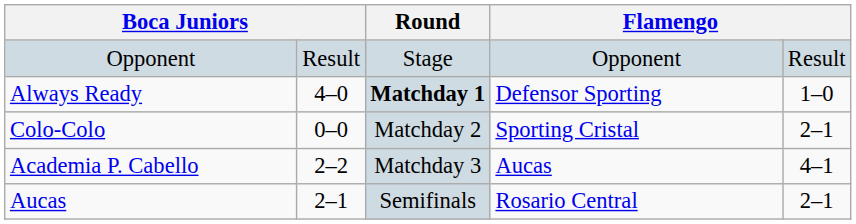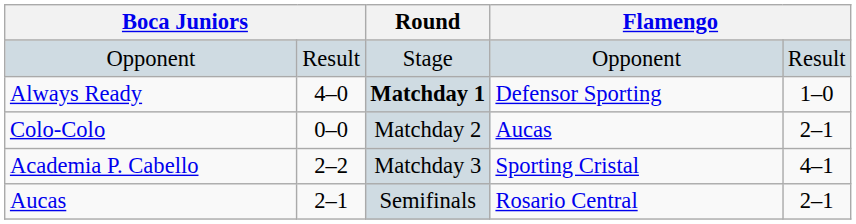(567, 129) Sporting Cristal -> (524, 129) Aucas
(524, 165) Aucas -> (567, 165) Sporting Cristal
